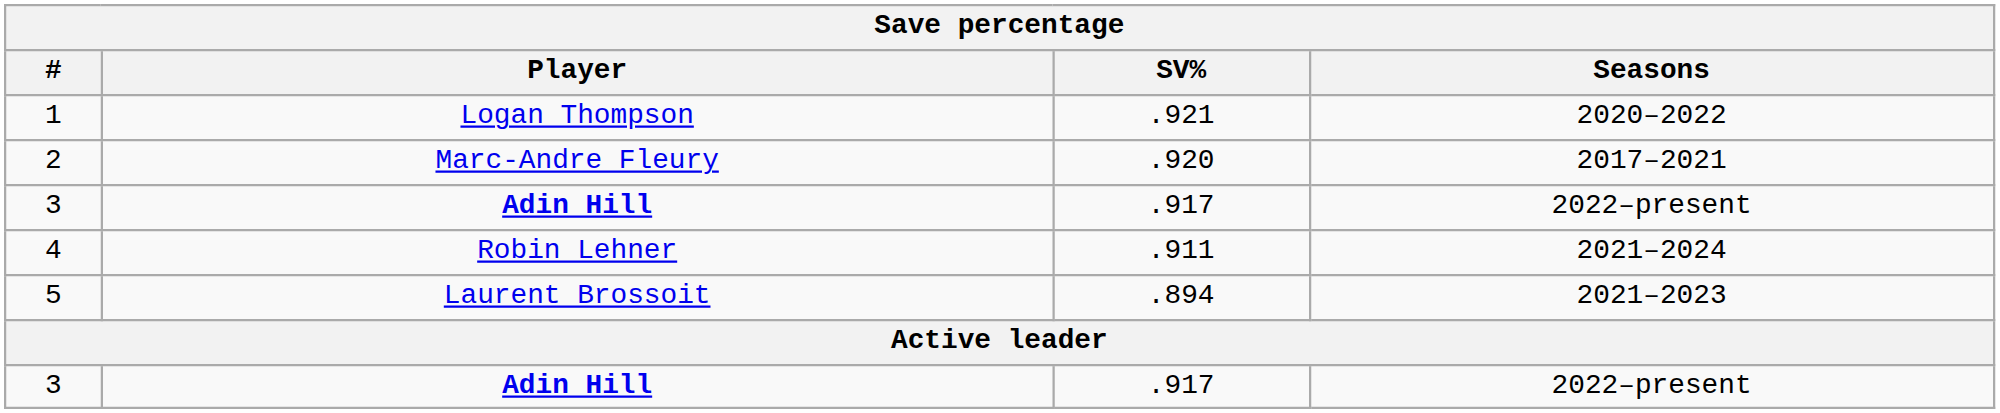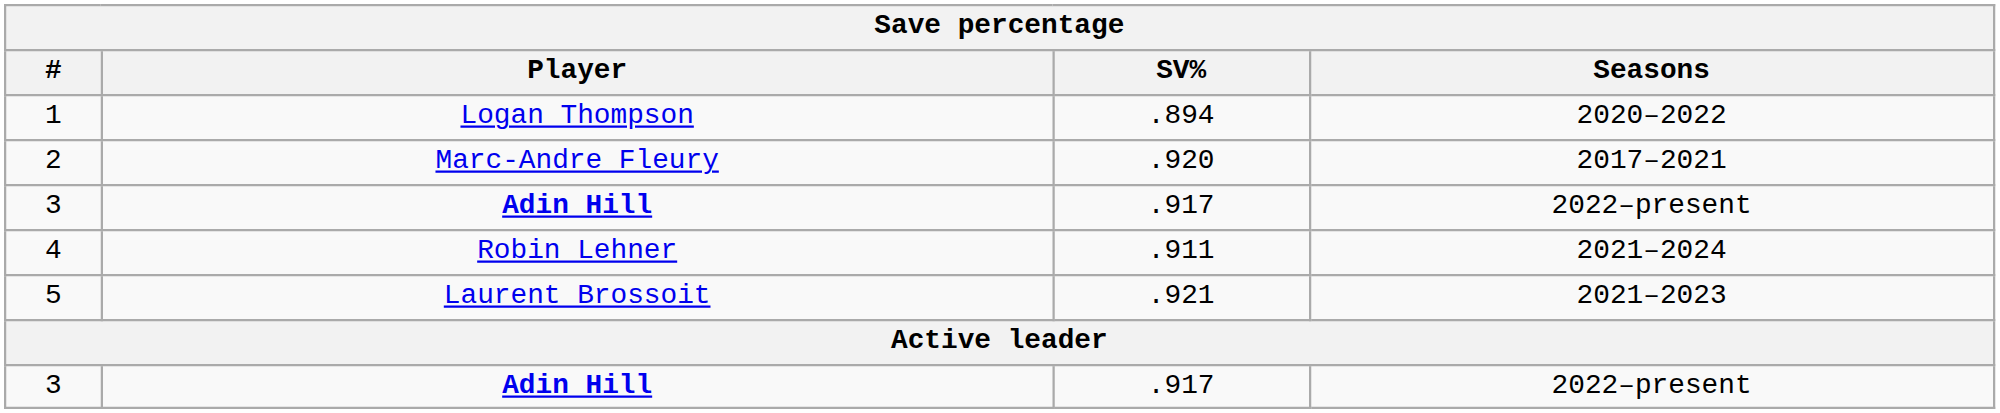(1181, 118) .921 -> (1181, 118) .894
(1181, 297) .894 -> (1181, 297) .921
